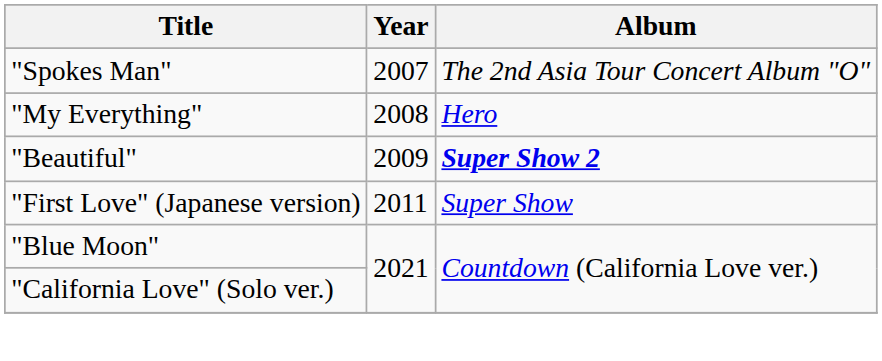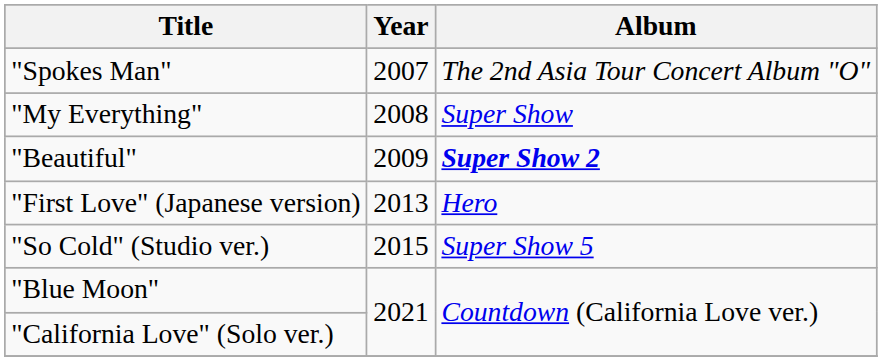(469, 114) Hero -> (507, 114) Super Show
(400, 202) 2011 -> (401, 202) 2013
(507, 202) Super Show -> (469, 202) Hero
+ row: (140, 245)
